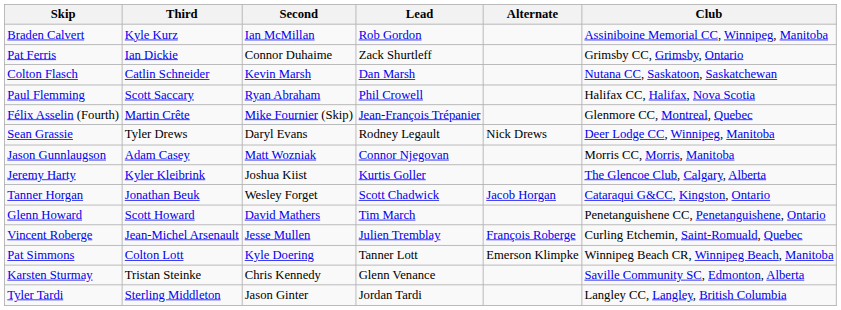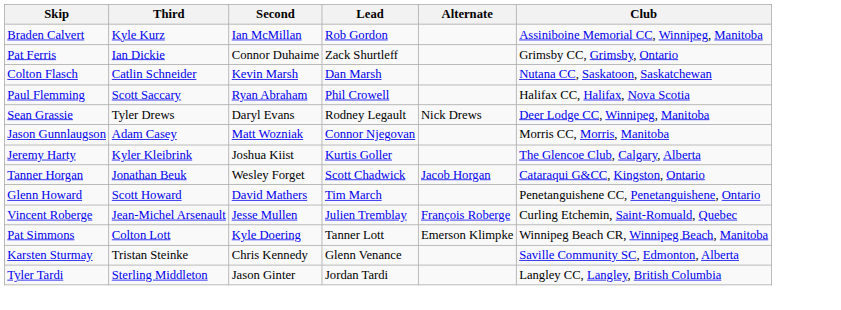- row: (63, 114)
